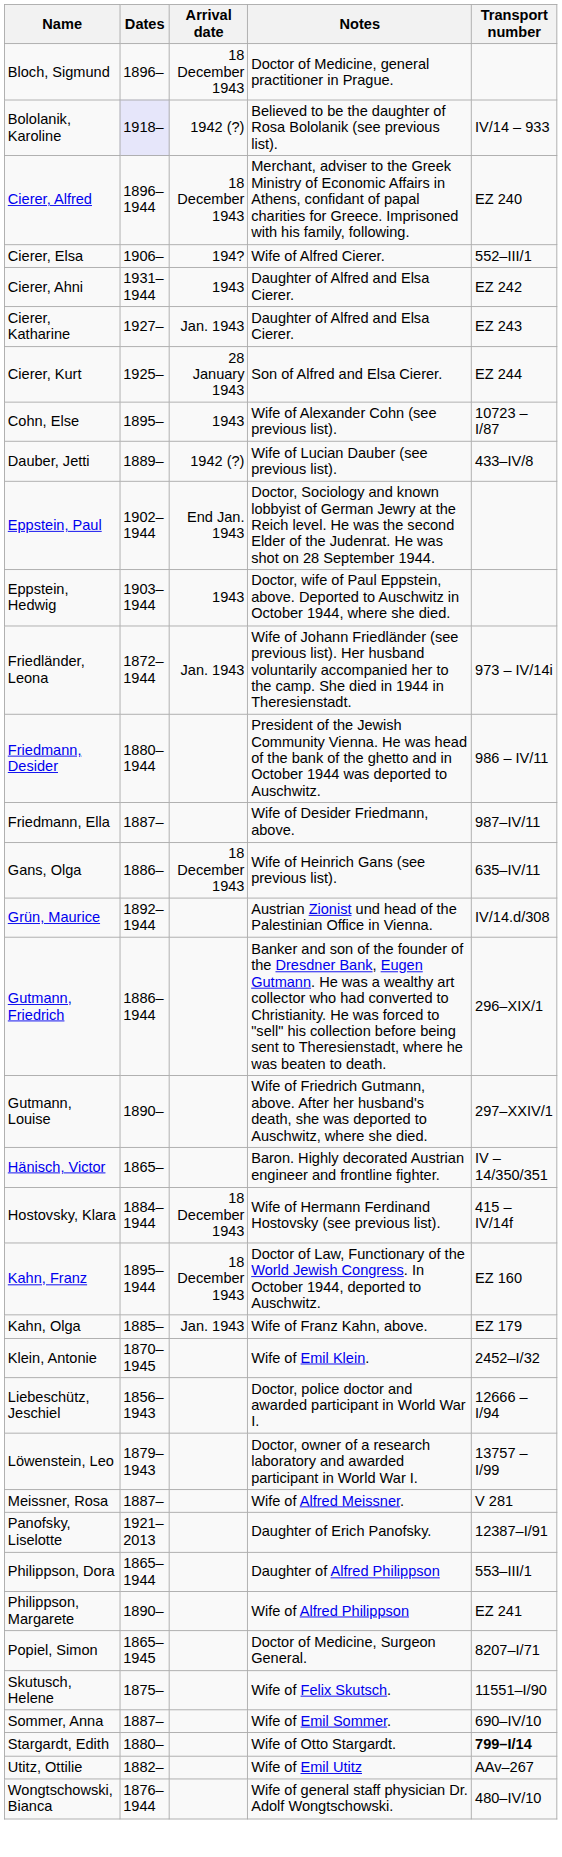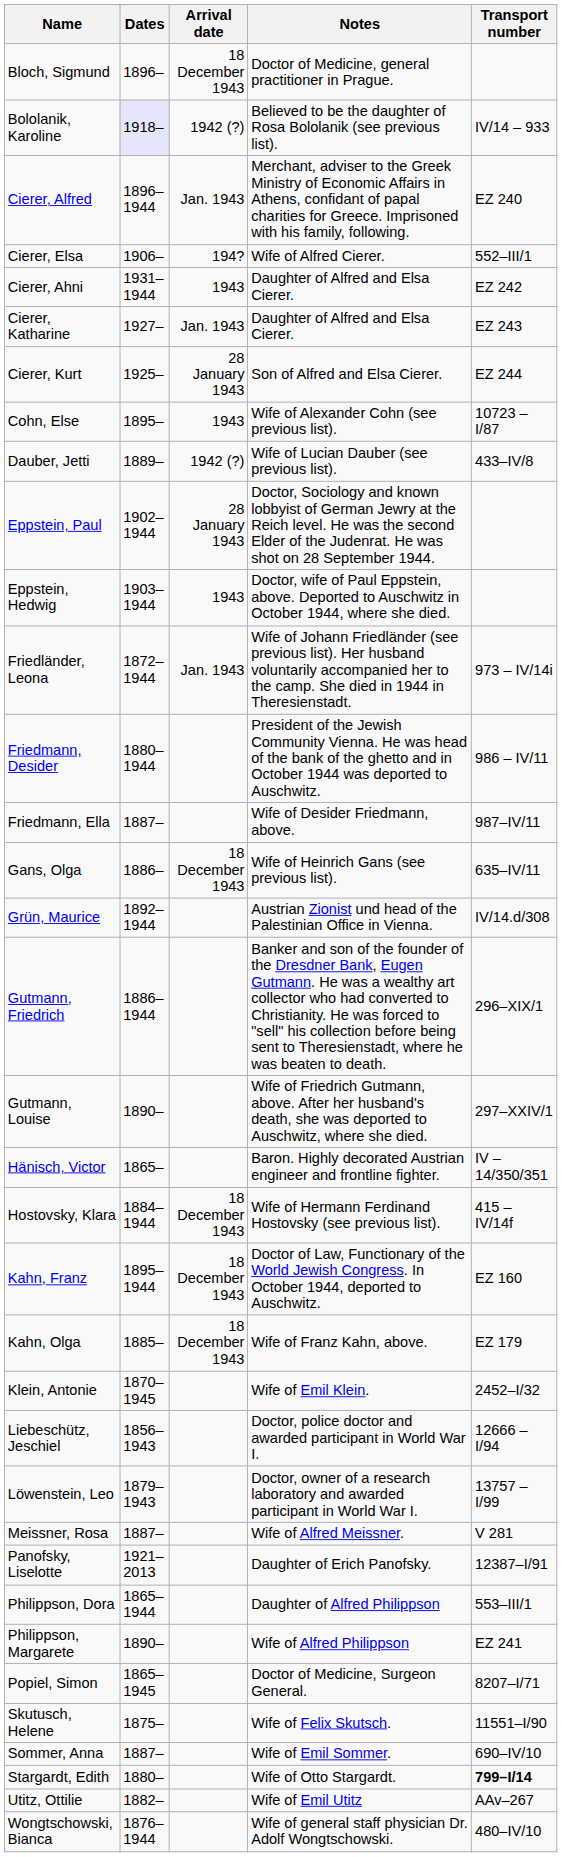(211, 199) 18 December 1943 -> (212, 199) Jan. 1943
(216, 525) End Jan. 1943 -> (219, 525) 28 January 1943
(212, 1326) Jan. 1943 -> (211, 1343) 18 December 1943
